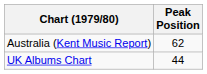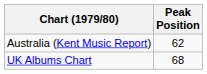(178, 60) 44 -> (178, 60) 68
